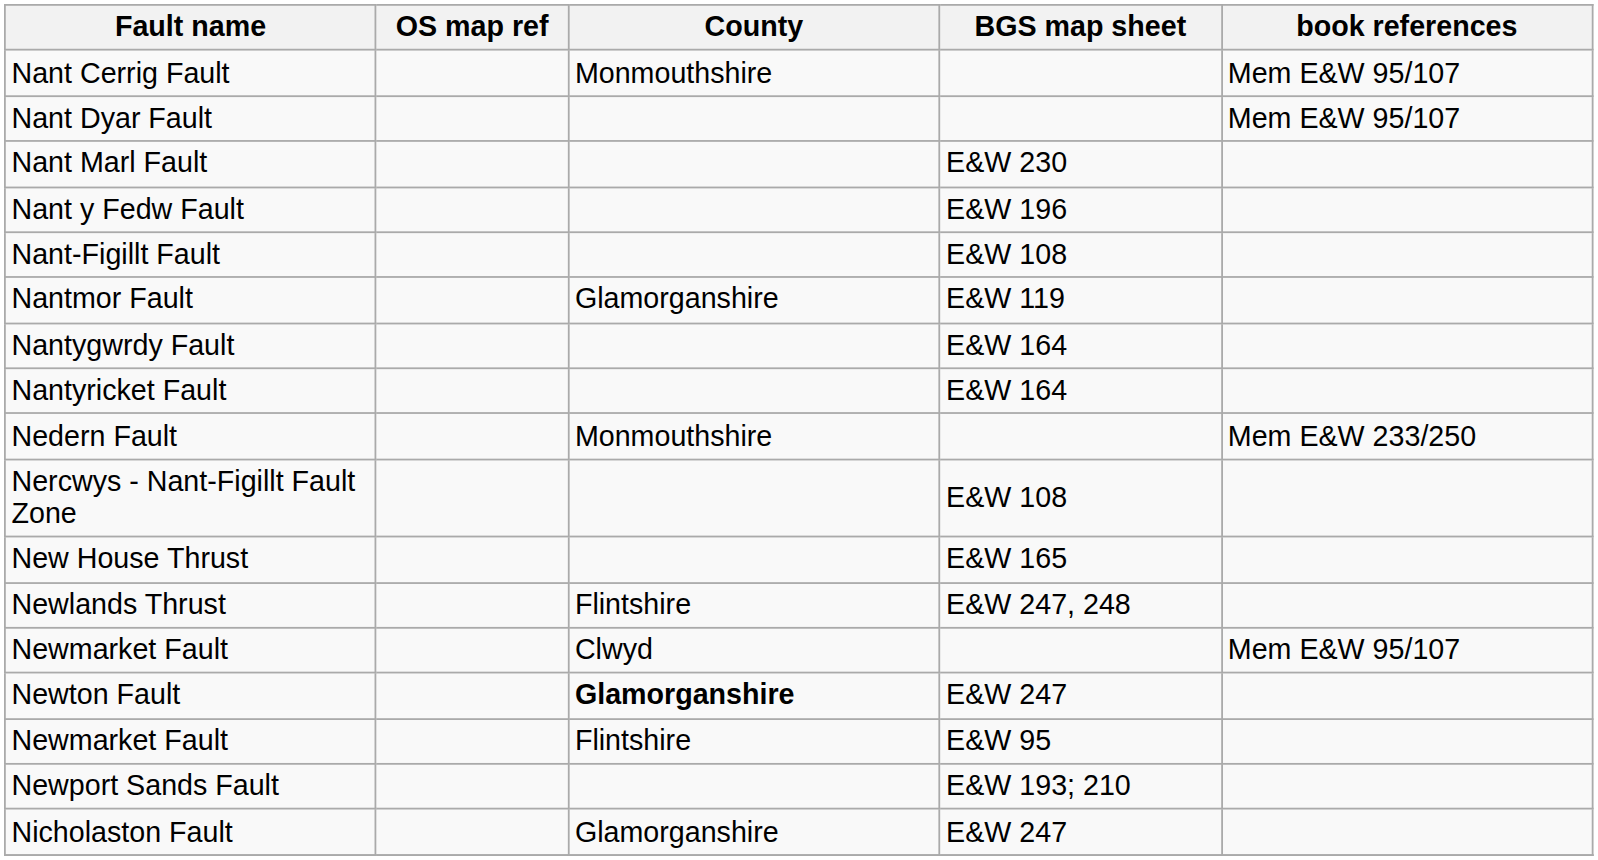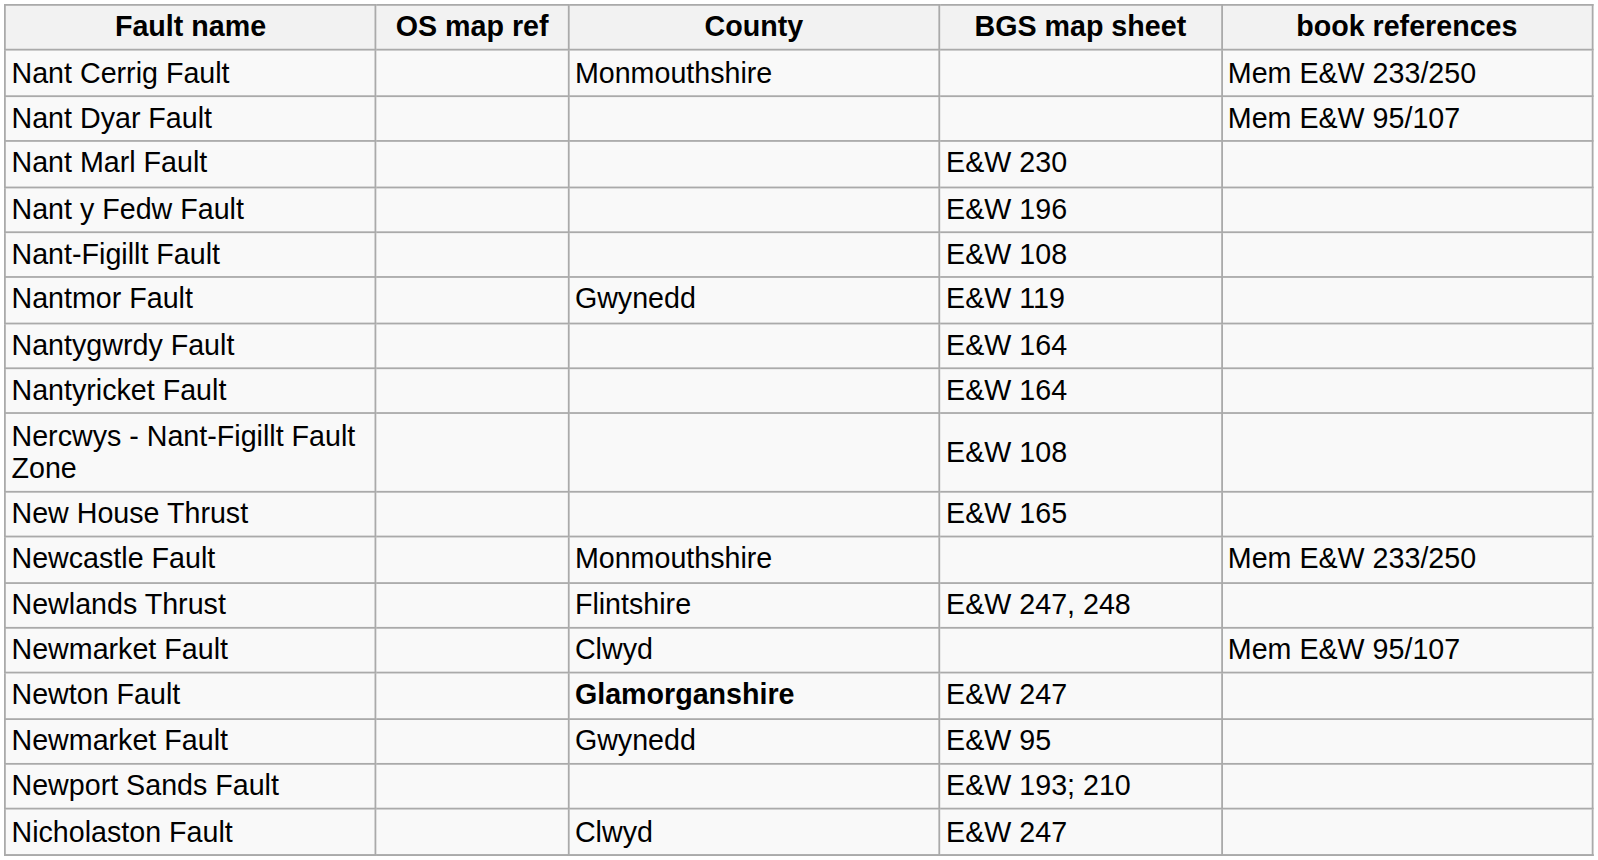(1344, 72) Mem E&W 95/107 -> (1352, 72) Mem E&W 233/250
(677, 299) Glamorganshire -> (635, 299) Gwynedd
- row: (94, 436)
+ row: (113, 559)
(633, 740) Flintshire -> (635, 740) Gwynedd
(677, 831) Glamorganshire -> (614, 831) Clwyd
